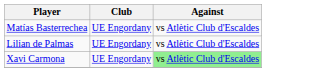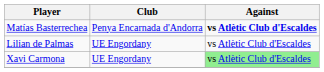(121, 28) UE Engordany -> (147, 28) Penya Encarnada d'Andorra
(207, 28) normal -> (262, 28) bold
